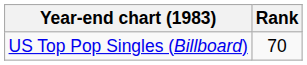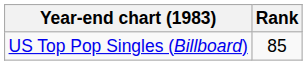(277, 45) 70 -> (277, 45) 85
